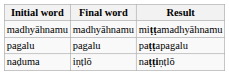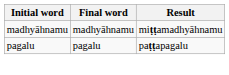- row: (23, 62)
